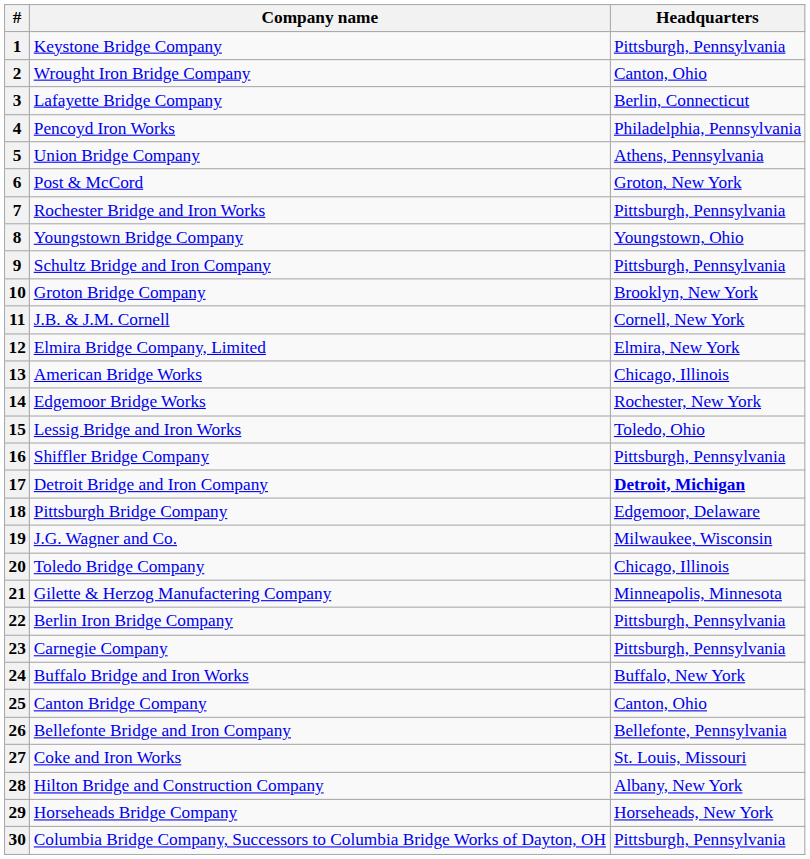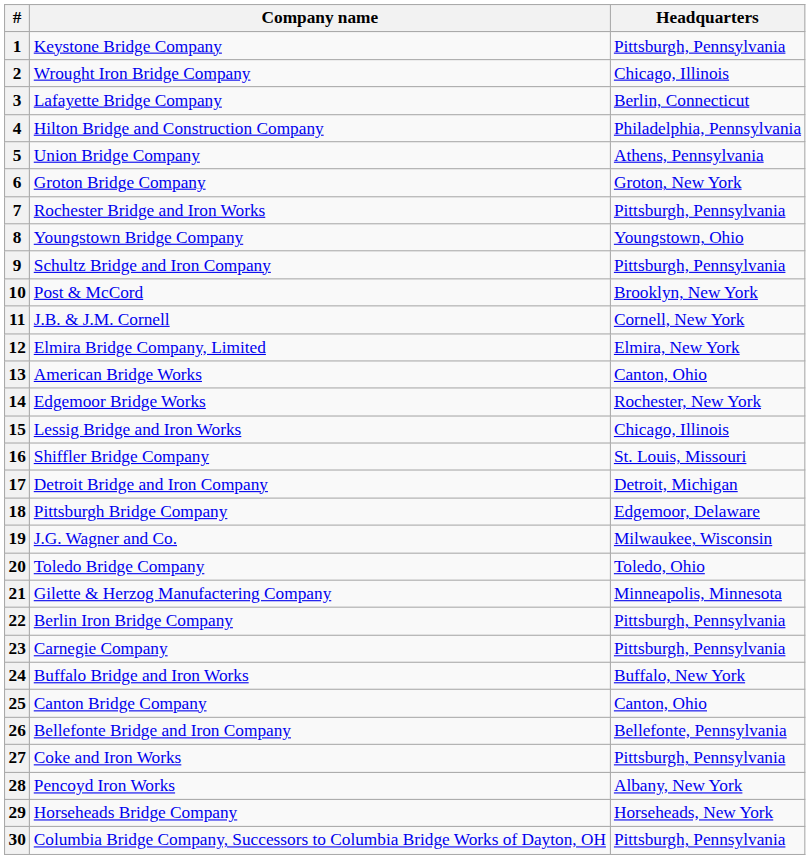(660, 73) Canton, Ohio -> (671, 73) Chicago, Illinois
(104, 127) Pencoyd Iron Works -> (179, 127) Hilton Bridge and Construction Company
(88, 182) Post & McCord -> (120, 182) Groton Bridge Company
(120, 292) Groton Bridge Company -> (88, 292) Post & McCord
(671, 374) Chicago, Illinois -> (660, 374) Canton, Ohio
(659, 429) Toledo, Ohio -> (671, 429) Chicago, Illinois
(700, 456) Pittsburgh, Pennsylvania -> (680, 456) St. Louis, Missouri
(679, 484) bold -> (676, 484) normal
(671, 566) Chicago, Illinois -> (659, 566) Toledo, Ohio
(680, 758) St. Louis, Missouri -> (700, 758) Pittsburgh, Pennsylvania
(179, 785) Hilton Bridge and Construction Company -> (104, 785) Pencoyd Iron Works
